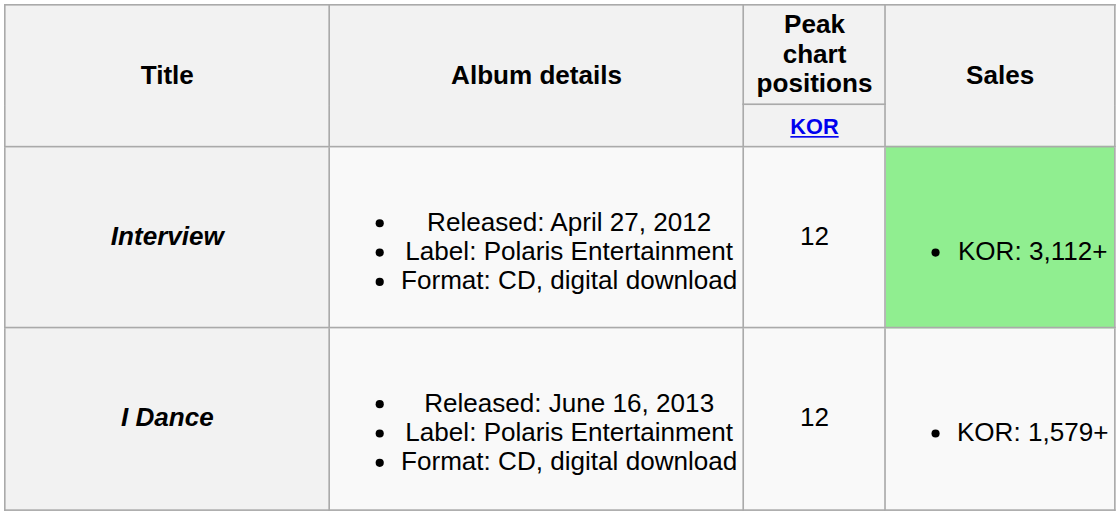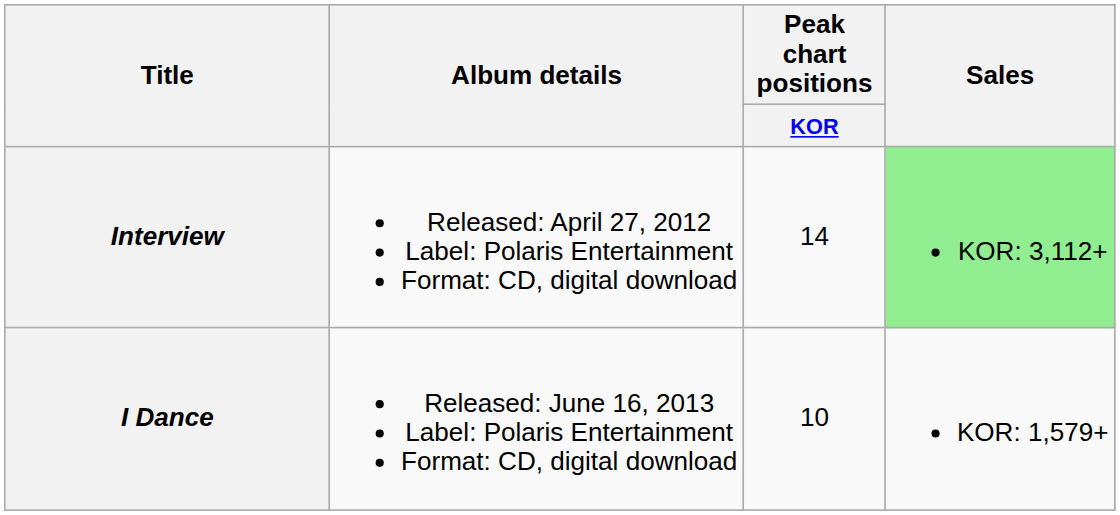(815, 236) 12 -> (815, 236) 14
(815, 418) 12 -> (815, 418) 10
